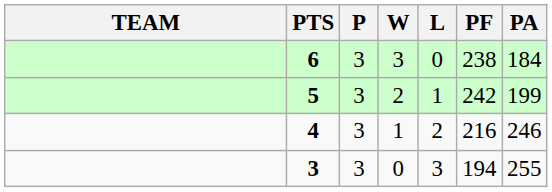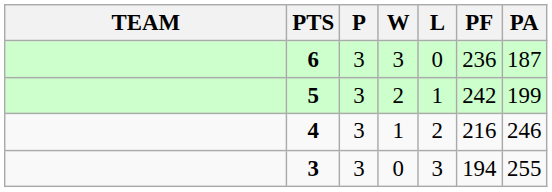(479, 58) 238 -> (479, 58) 236
(524, 58) 184 -> (524, 58) 187
